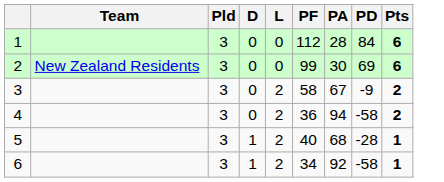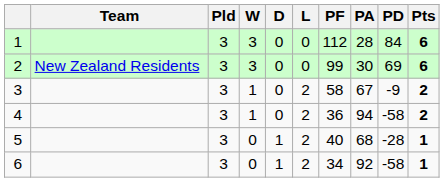+ column: (253, 16)
